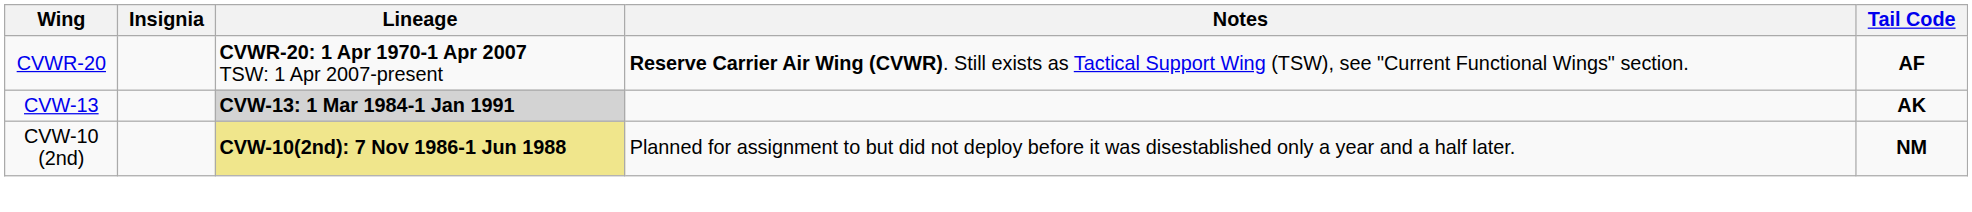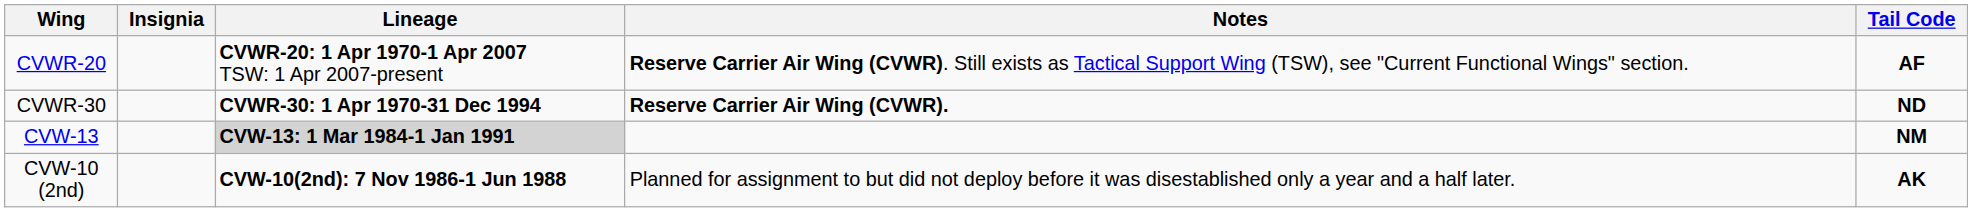+ row: (61, 105)
(1912, 105) AK -> (1912, 136) NM
(393, 148) khaki background -> (393, 179) no background
(1912, 148) NM -> (1912, 179) AK
